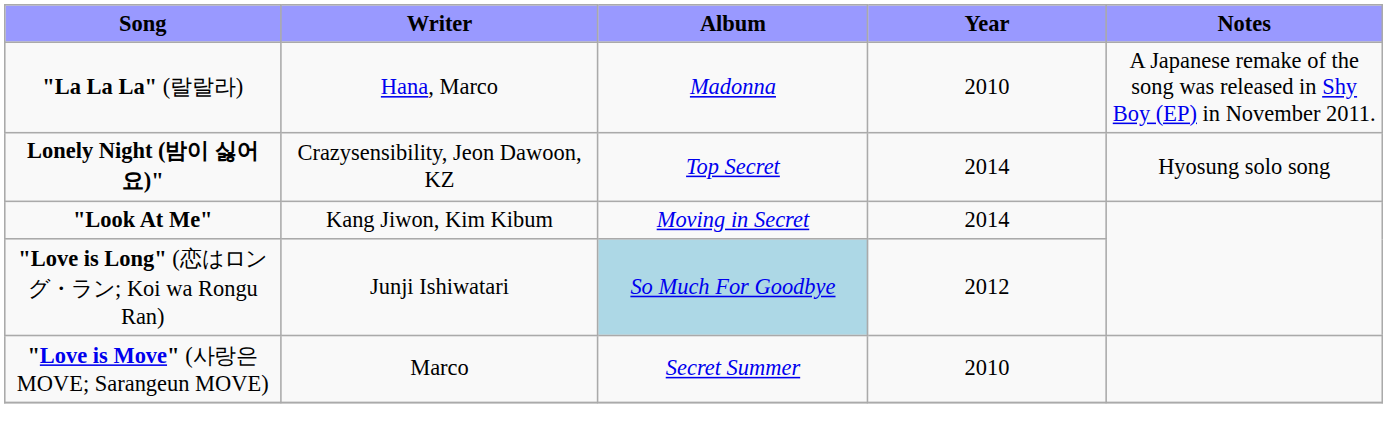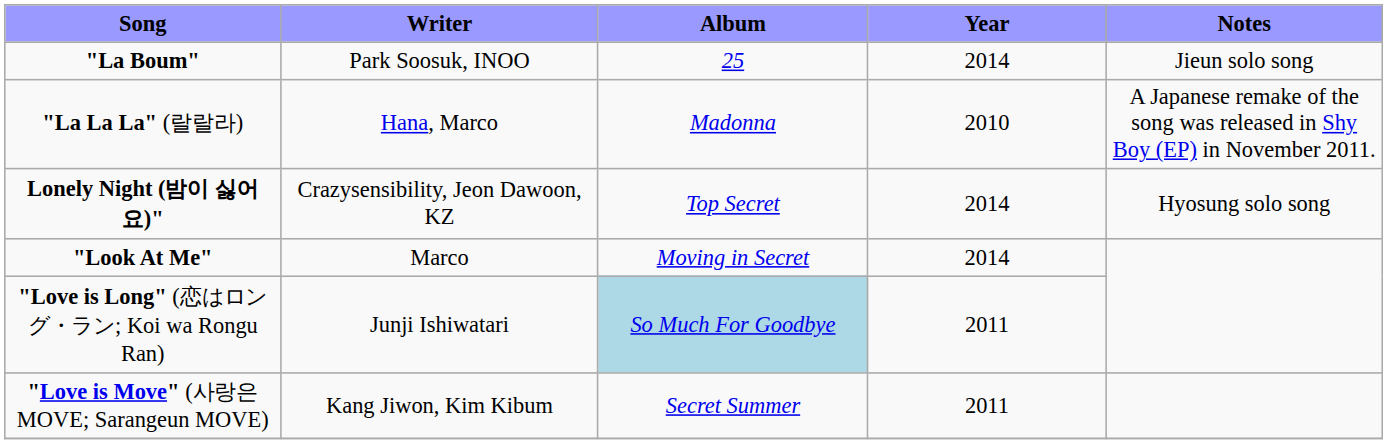+ row: (143, 60)
(439, 219) Kang Jiwon, Kim Kibum -> (439, 257) Marco
(987, 286) 2012 -> (987, 323) 2011
(439, 368) Marco -> (439, 405) Kang Jiwon, Kim Kibum
(987, 368) 2010 -> (987, 405) 2011
